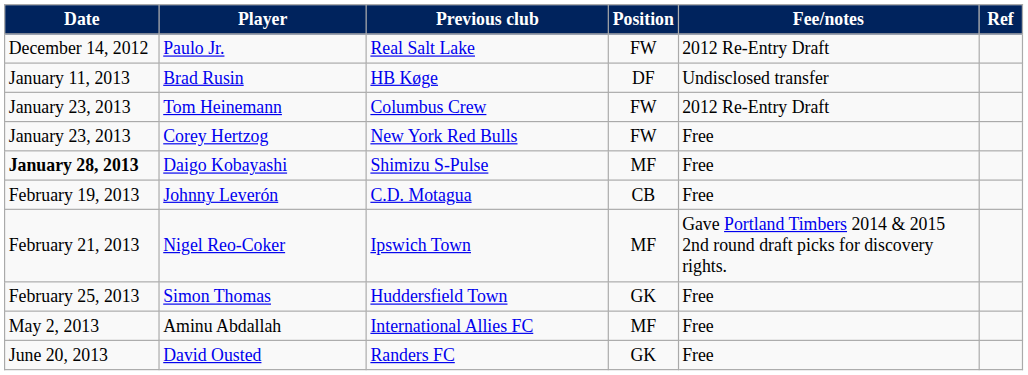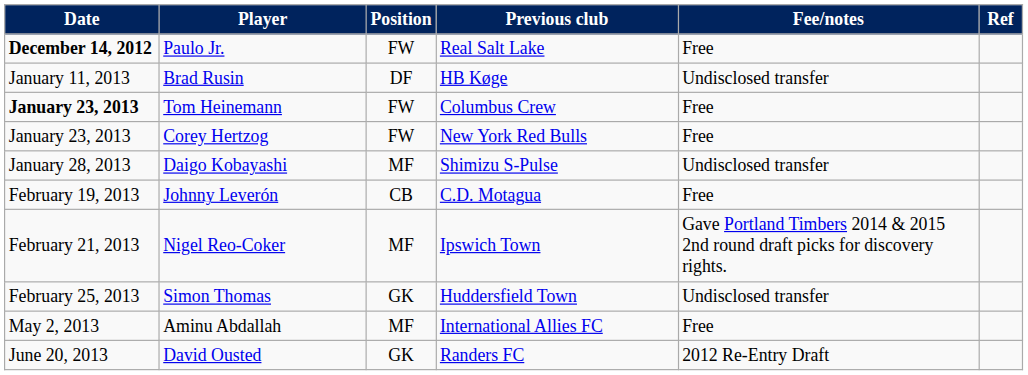columns swapped: (643, 19) <-> (487, 19)
(79, 48) normal -> (80, 48) bold
(756, 48) 2012 Re-Entry Draft -> (698, 48) Free
(70, 107) normal -> (74, 107) bold
(756, 107) 2012 Re-Entry Draft -> (698, 107) Free
(74, 165) bold -> (70, 165) normal
(698, 165) Free -> (755, 165) Undisclosed transfer
(698, 296) Free -> (755, 296) Undisclosed transfer
(698, 354) Free -> (756, 354) 2012 Re-Entry Draft
